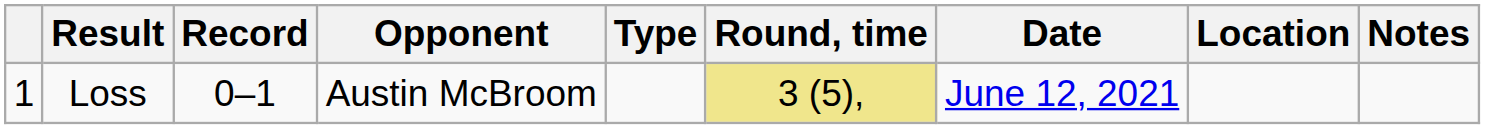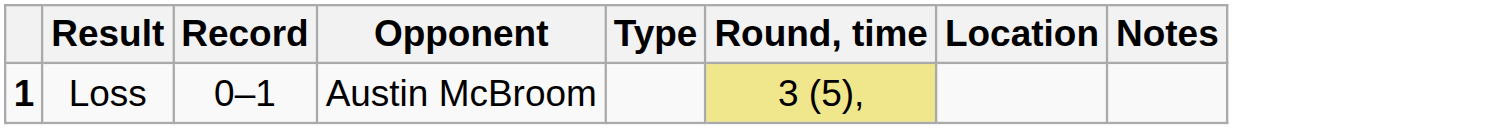- column: (1062, 33)
(24, 92) normal -> (24, 92) bold
